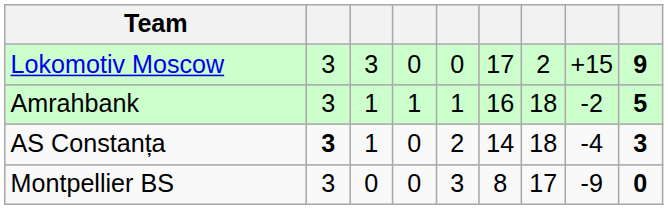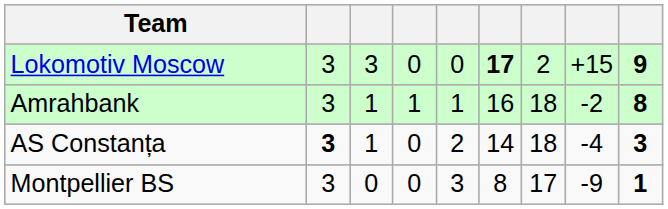(500, 64) normal -> (500, 64) bold
(640, 104) 5 -> (640, 104) 8
(640, 183) 0 -> (640, 183) 1
